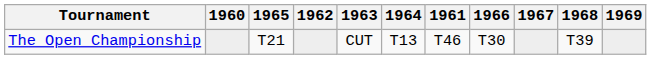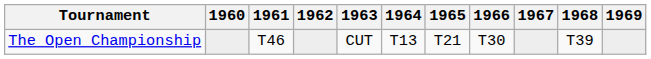columns swapped: (448, 17) <-> (271, 17)
